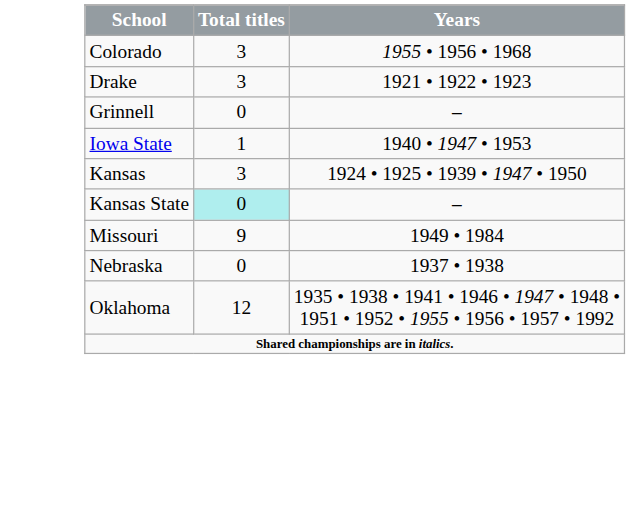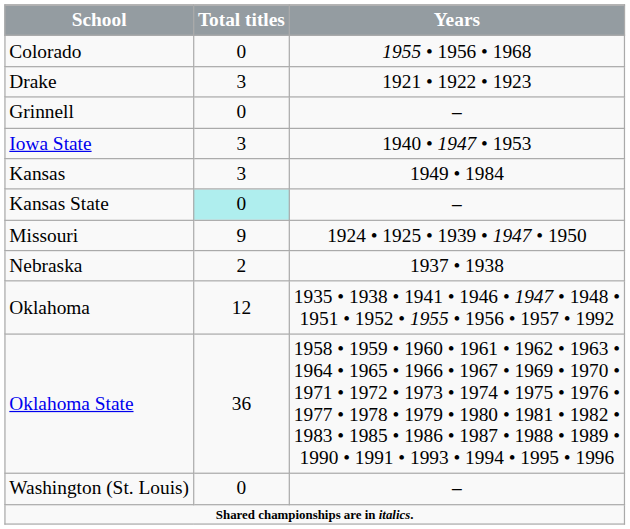(241, 50) 3 -> (241, 50) 0
(241, 143) 1 -> (241, 143) 3
(457, 173) 1924 • 1925 • 1939 • 1947 • 1950 -> (457, 173) 1949 • 1984
(457, 235) 1949 • 1984 -> (457, 235) 1924 • 1925 • 1939 • 1947 • 1950
(241, 265) 0 -> (241, 265) 2
+ row: (71, 403)
+ row: (99, 488)
